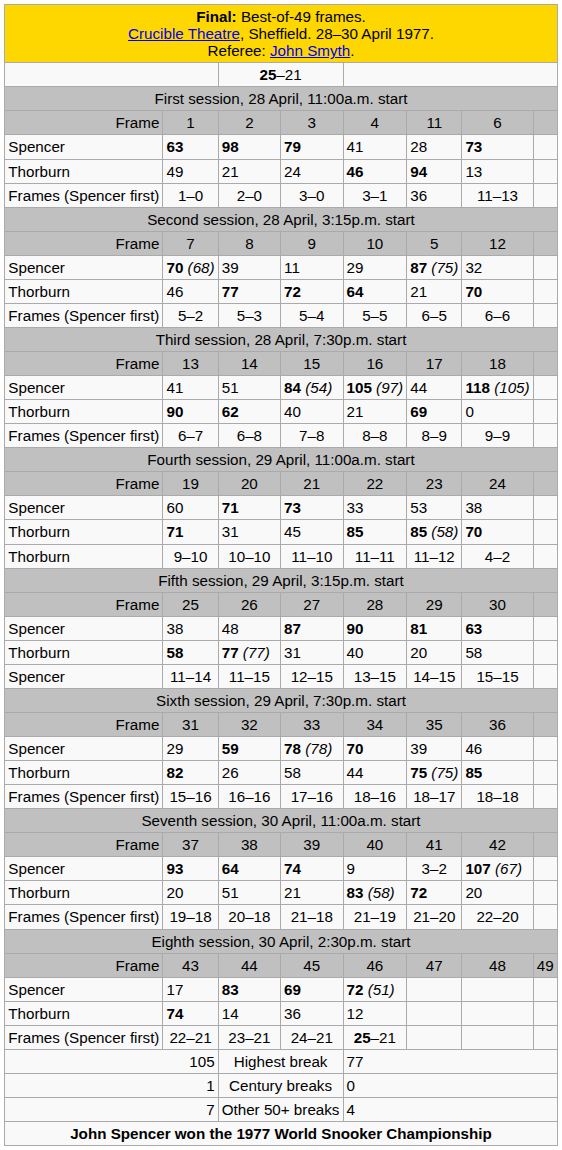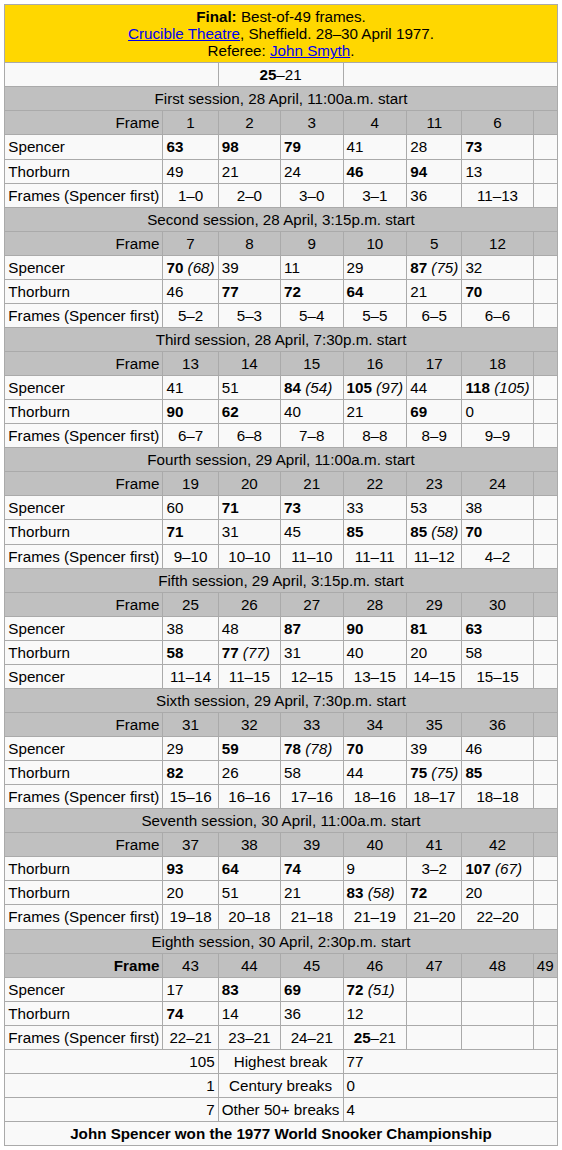(39, 556) Thorburn -> (84, 556) Frames (Spencer first)
(37, 869) Spencer -> (39, 869) Thorburn
(137, 965) normal -> (137, 965) bold
